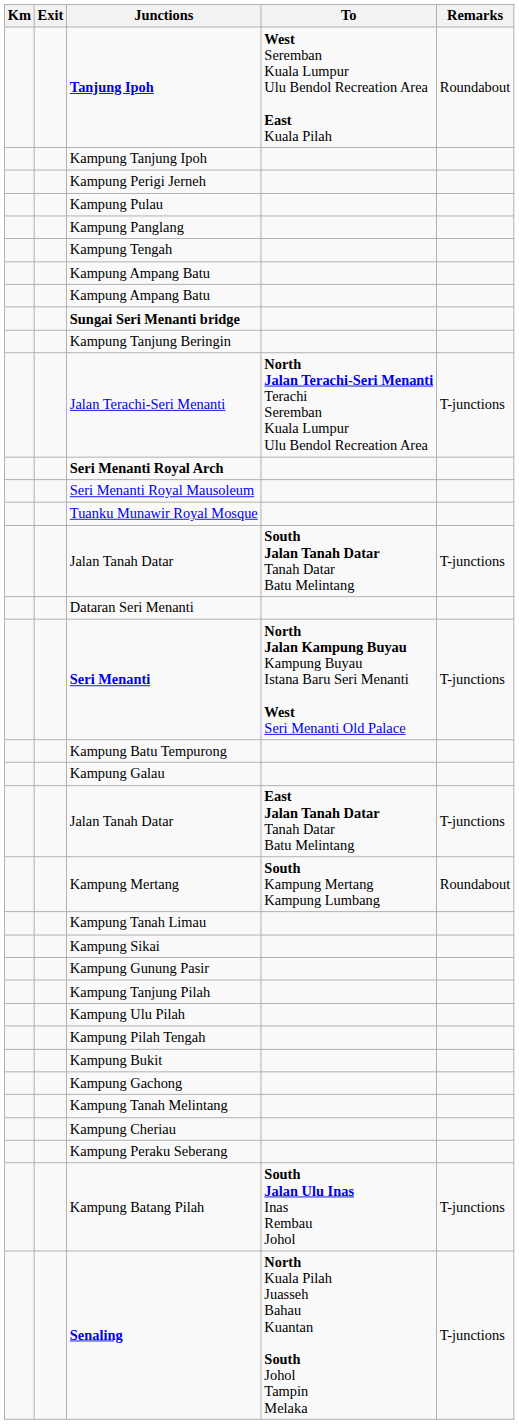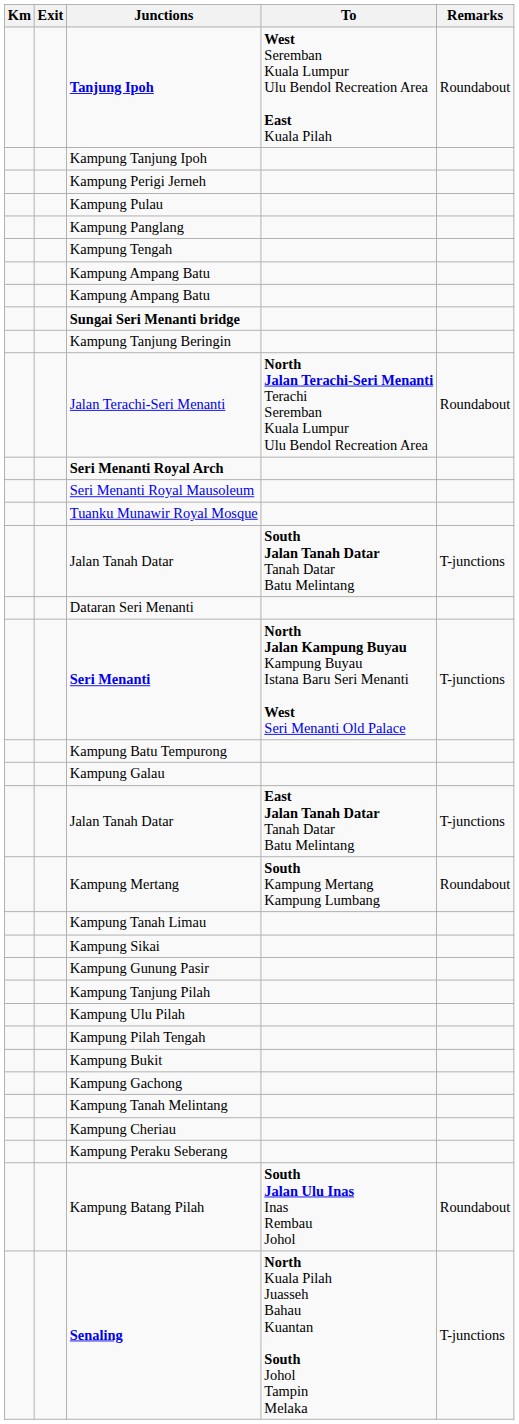(472, 404) T-junctions -> (475, 404) Roundabout
(472, 1206) T-junctions -> (475, 1206) Roundabout
